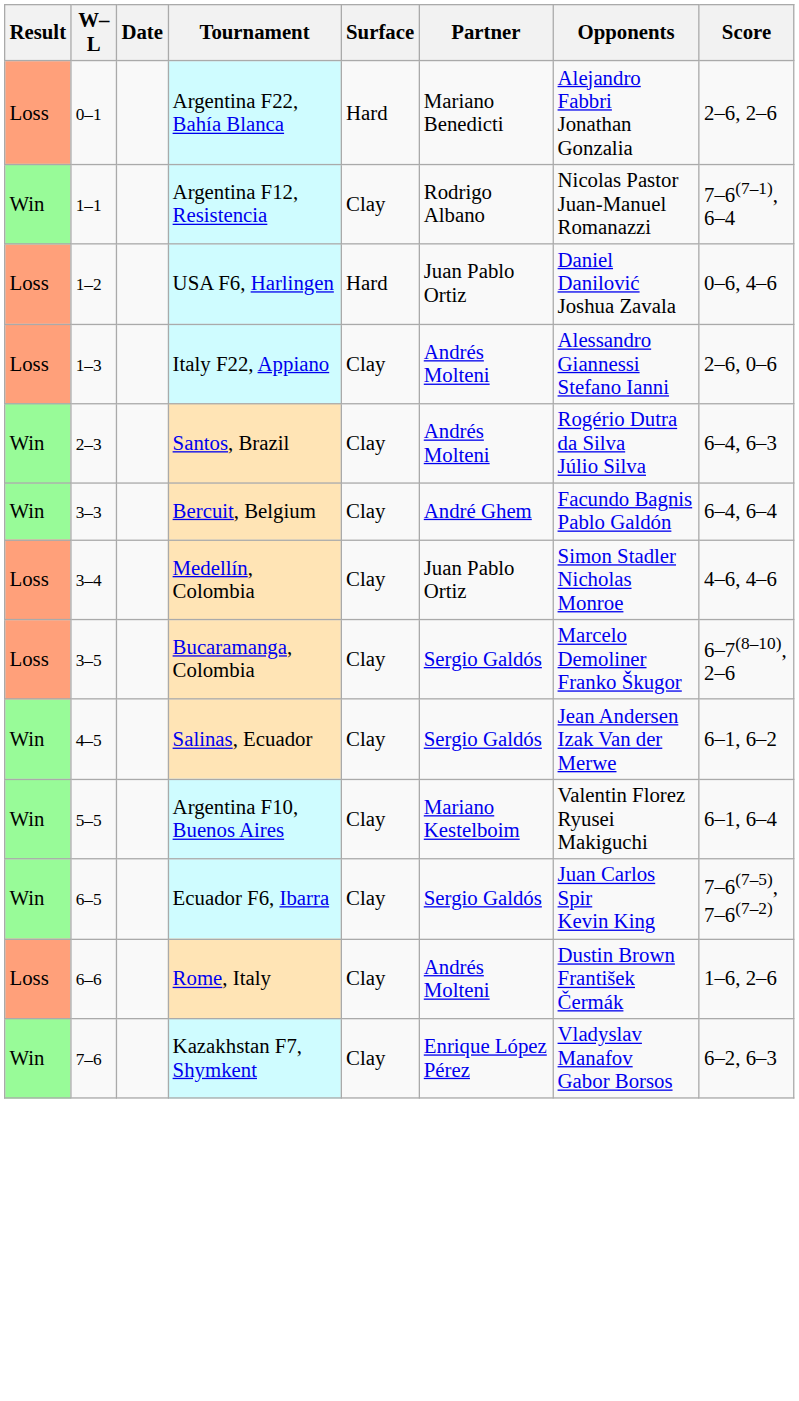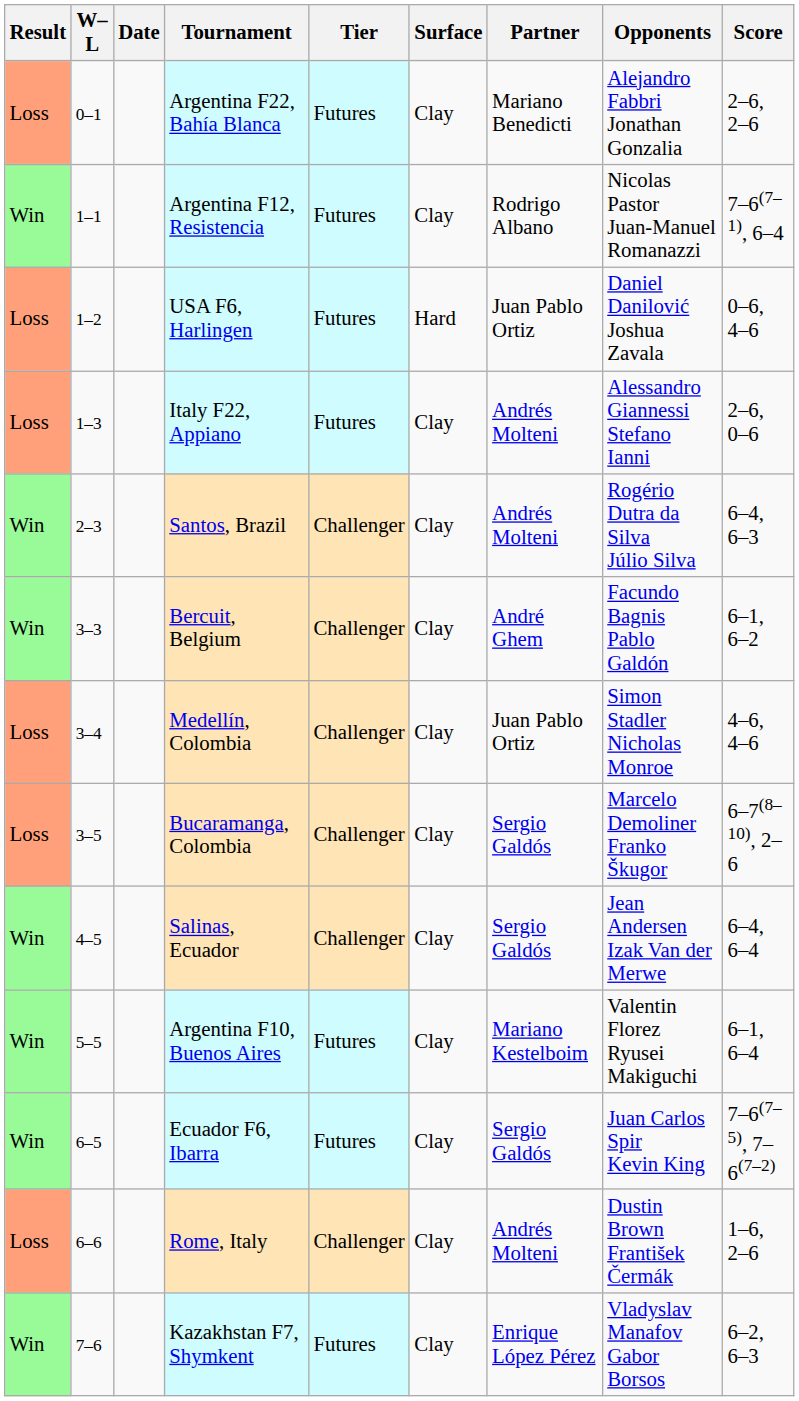+ column: (359, 32)
(367, 112) Hard -> (434, 112) Clay
(740, 511) 6–4, 6–4 -> (746, 628) 6–1, 6–2
(740, 739) 6–1, 6–2 -> (746, 937) 6–4, 6–4
